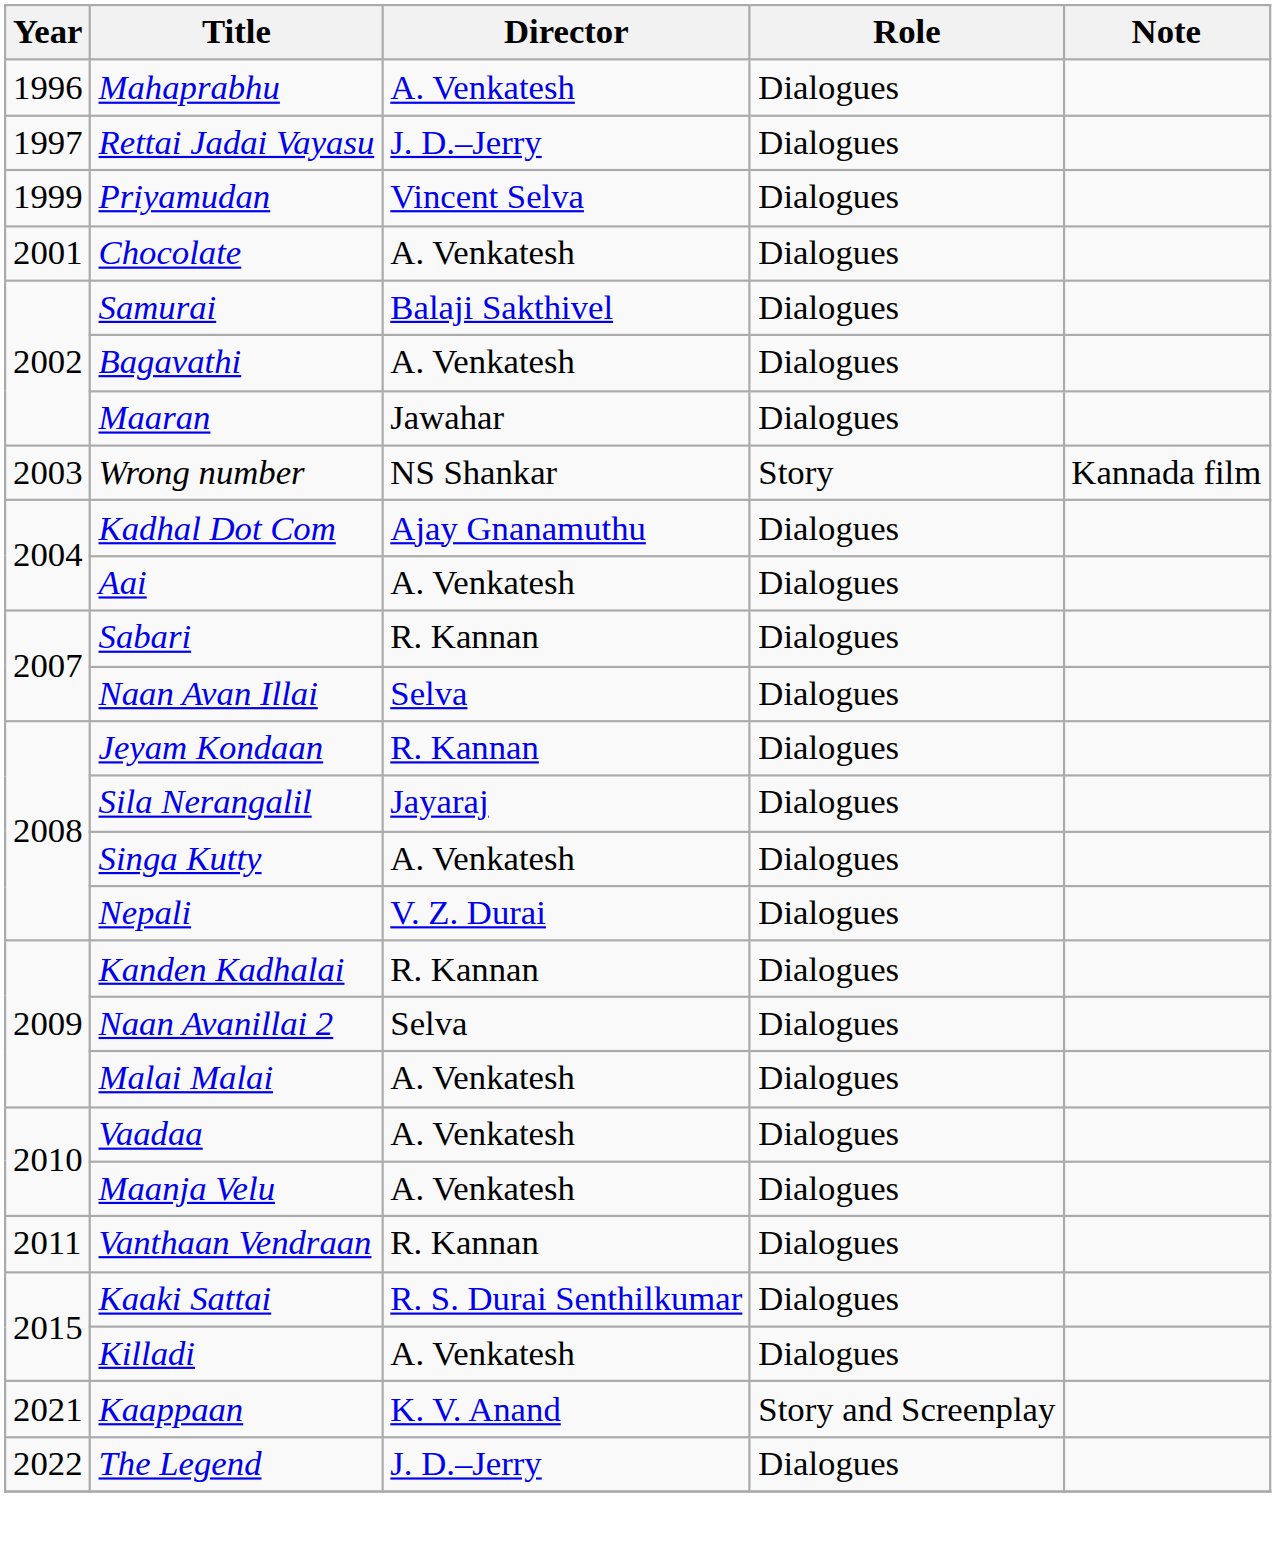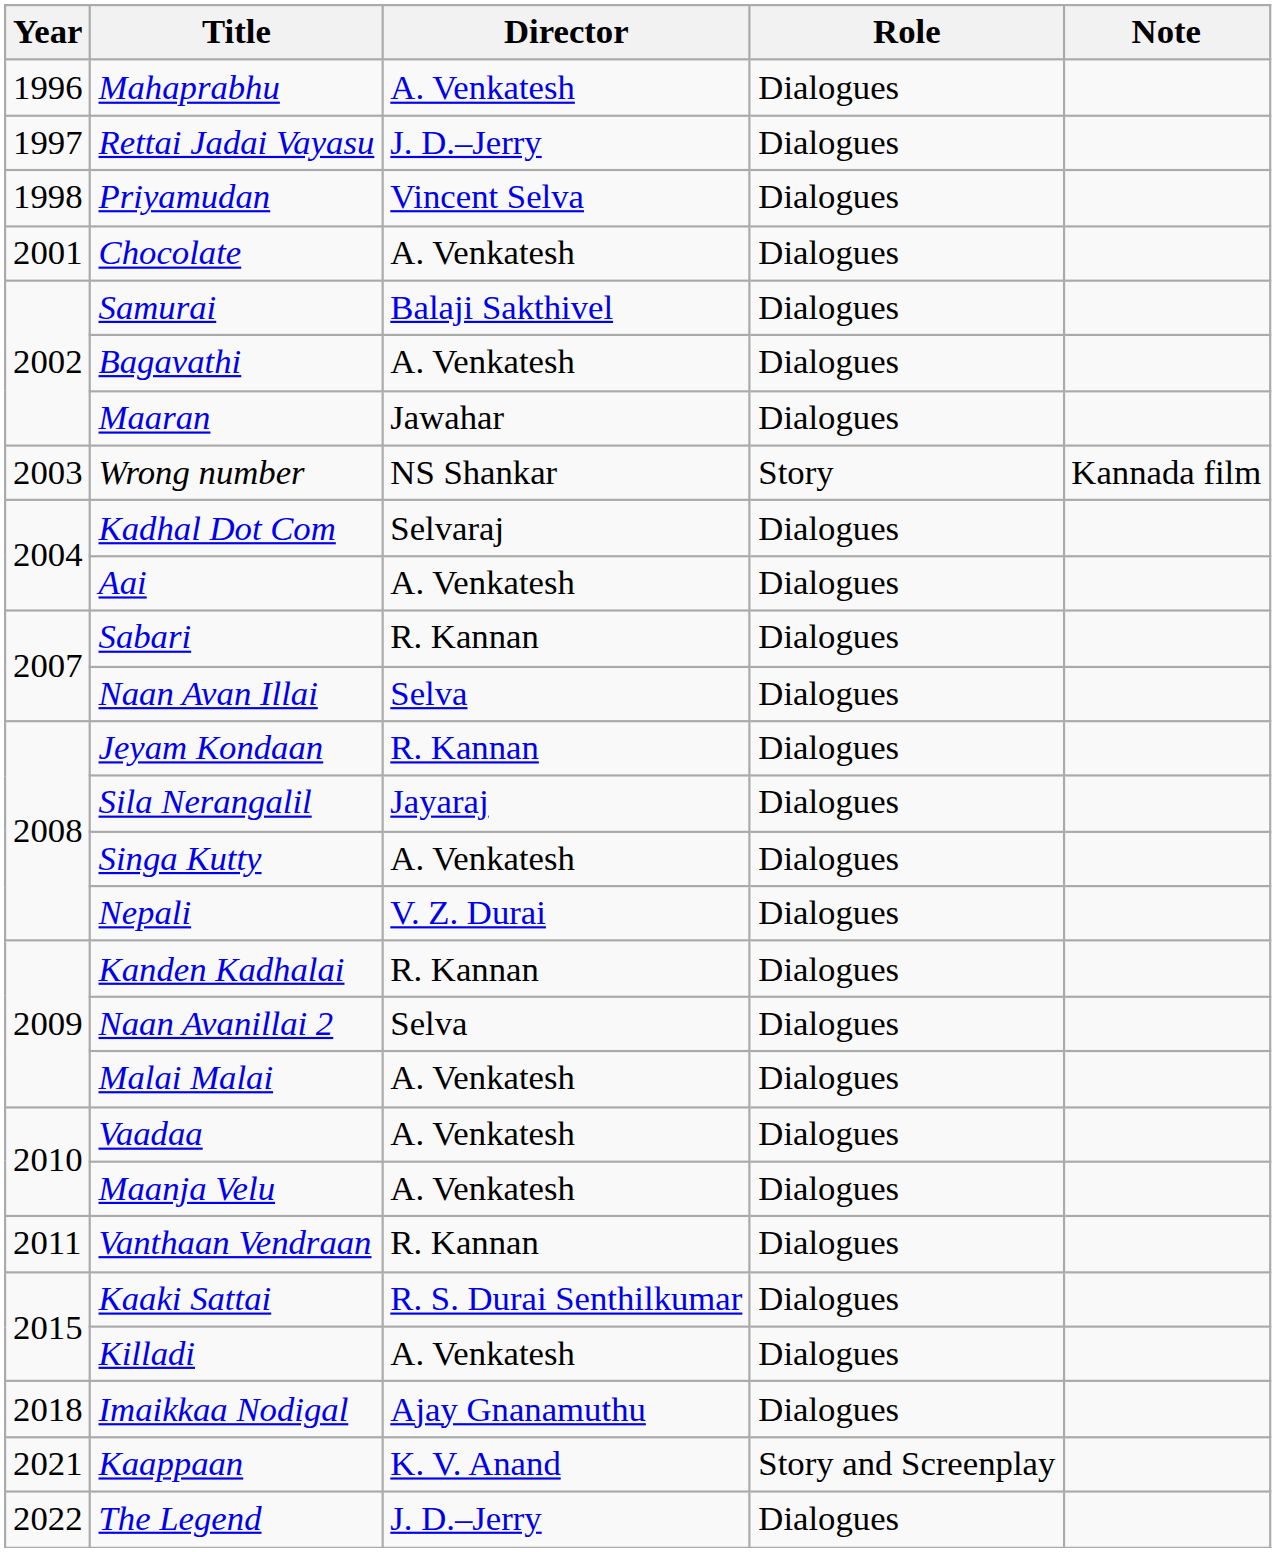(48, 197) 1999 -> (48, 197) 1998
(518, 527) Ajay Gnanamuthu -> (447, 527) Selvaraj
+ row: (223, 1408)
